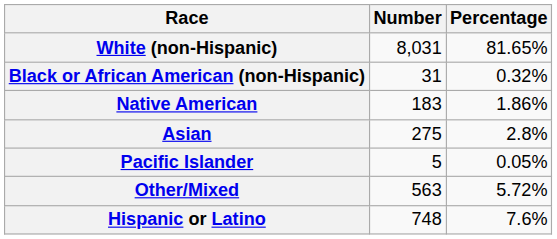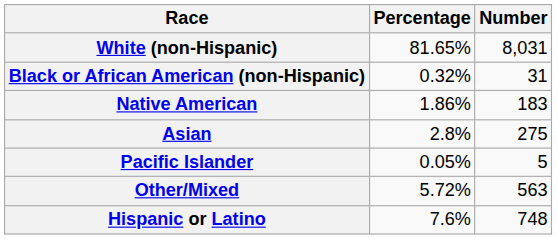columns swapped: (408, 18) <-> (499, 18)
